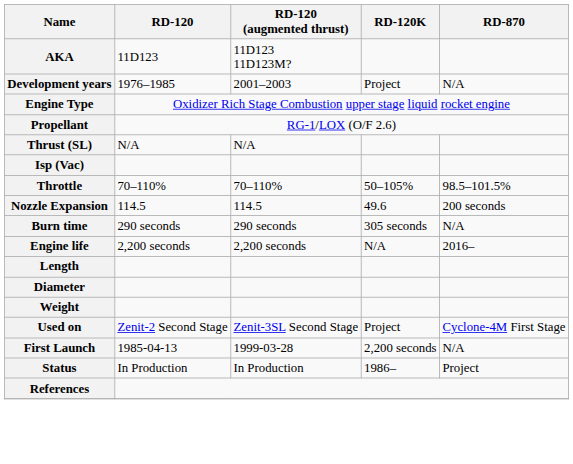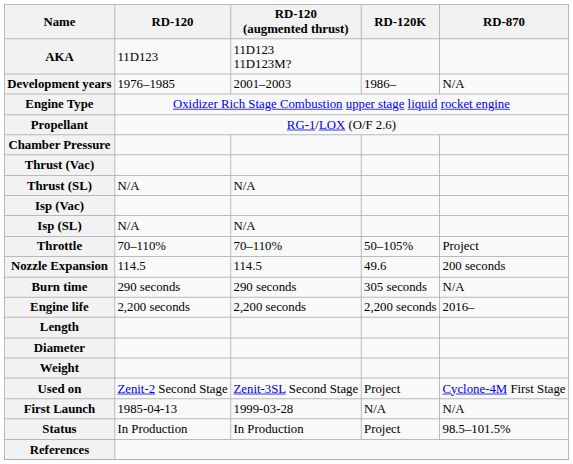(382, 84) Project -> (380, 84) 1986–
+ row: (59, 144)
+ row: (59, 165)
+ row: (59, 226)
(477, 185) 98.5–101.5% -> (461, 246) Project
(375, 246) N/A -> (400, 307) 2,200 seconds
(400, 347) 2,200 seconds -> (375, 408) N/A
(380, 368) 1986– -> (382, 429) Project
(461, 368) Project -> (477, 429) 98.5–101.5%
